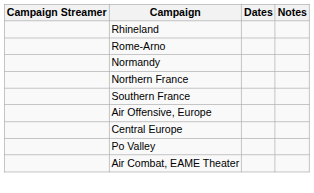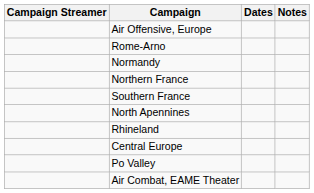rows swapped: (161, 113) <-> (135, 29)
+ row: (150, 113)
